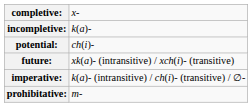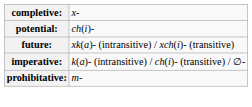- row: (37, 28)
